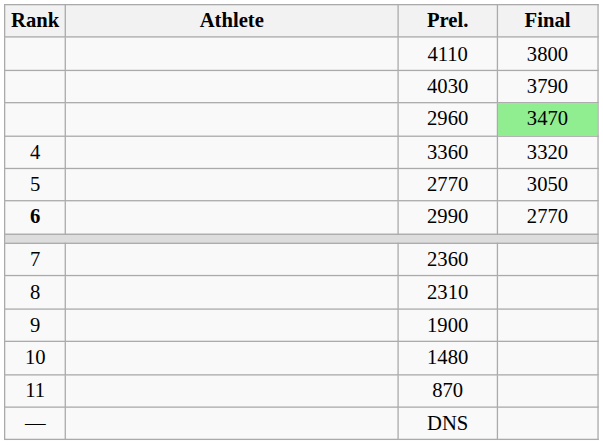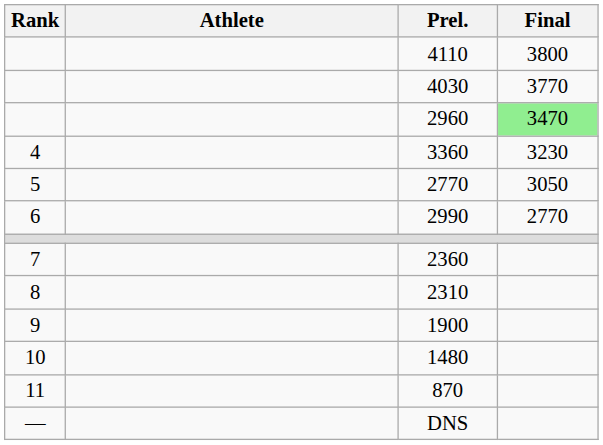(547, 86) 3790 -> (547, 86) 3770
(547, 151) 3320 -> (547, 151) 3230
(35, 217) bold -> (35, 217) normal
